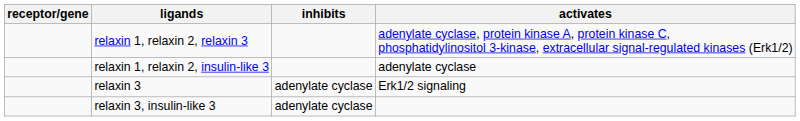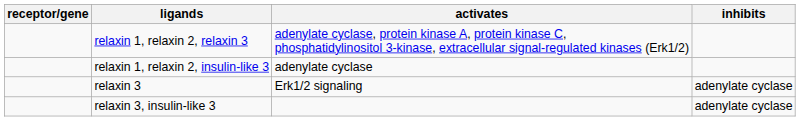columns swapped: (585, 14) <-> (324, 14)
